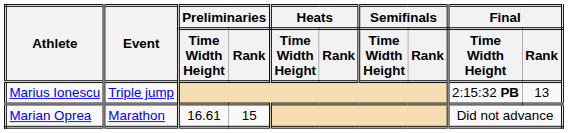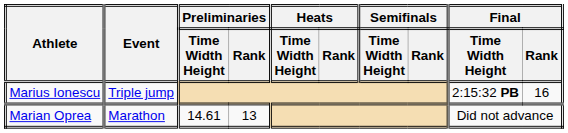(542, 93) 13 -> (542, 93) 16
(204, 116) 16.61 -> (204, 116) 14.61
(249, 116) 15 -> (249, 116) 13
